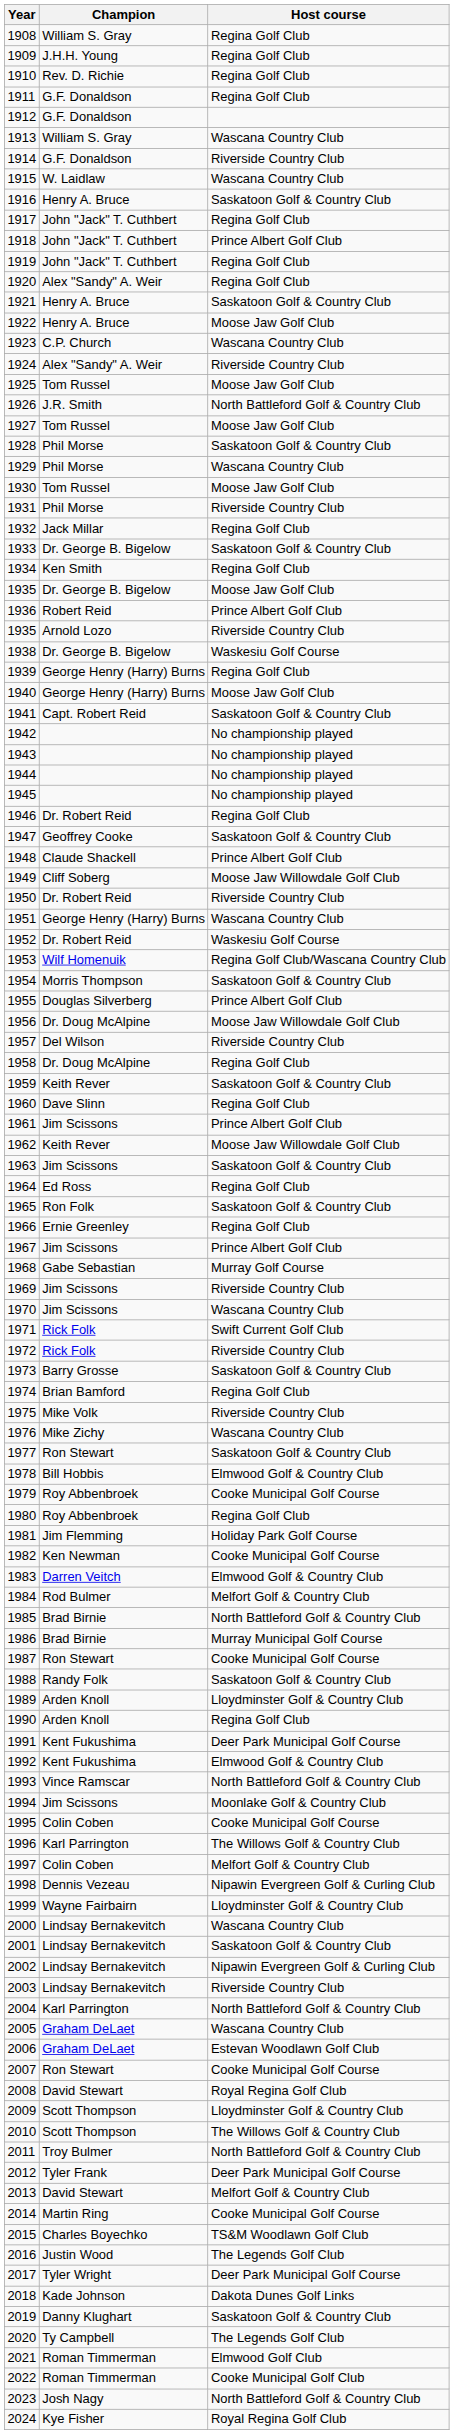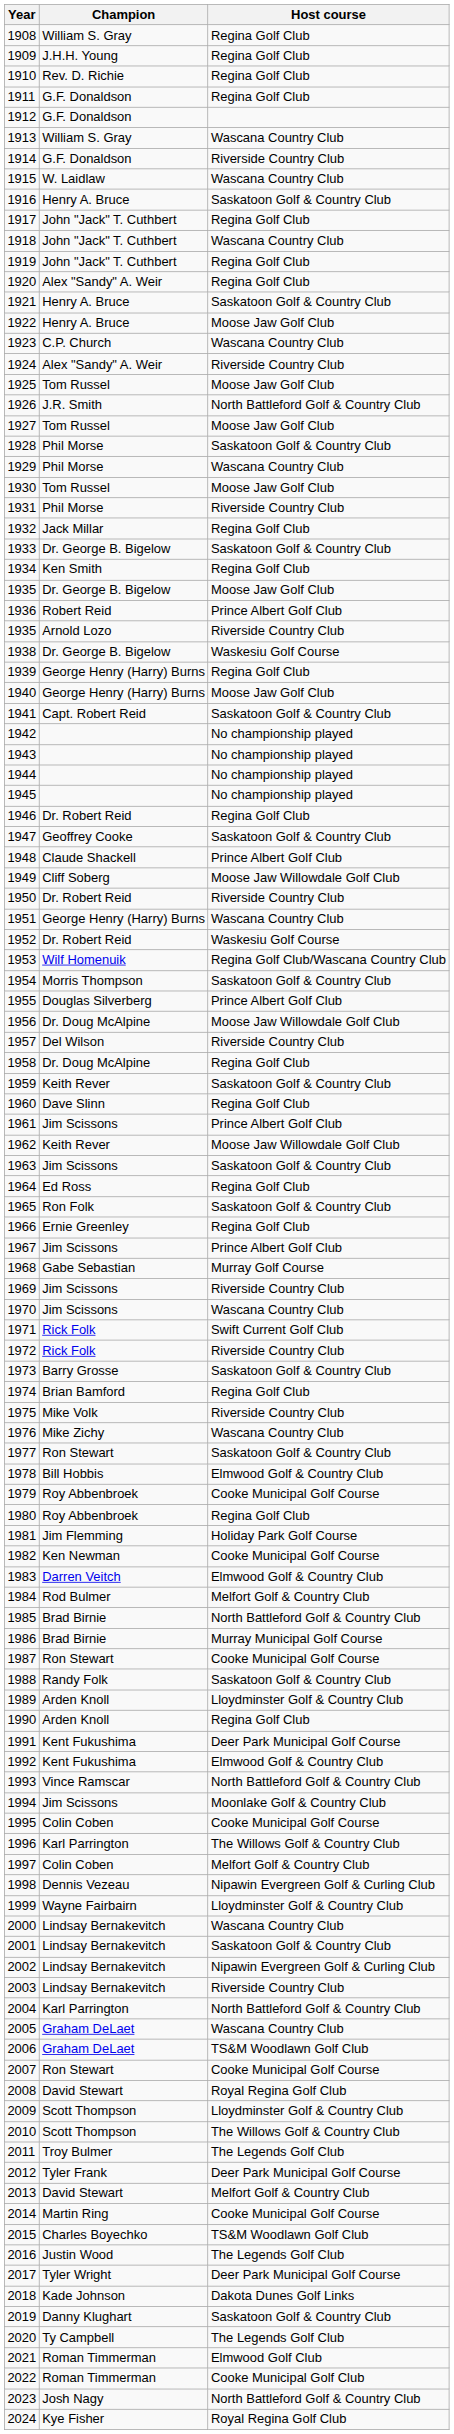(276, 240) Prince Albert Golf Club -> (277, 240) Wascana Country Club
(295, 2049) Estevan Woodlawn Golf Club -> (290, 2049) TS&M Woodlawn Golf Club
(316, 2152) North Battleford Golf & Country Club -> (278, 2152) The Legends Golf Club
